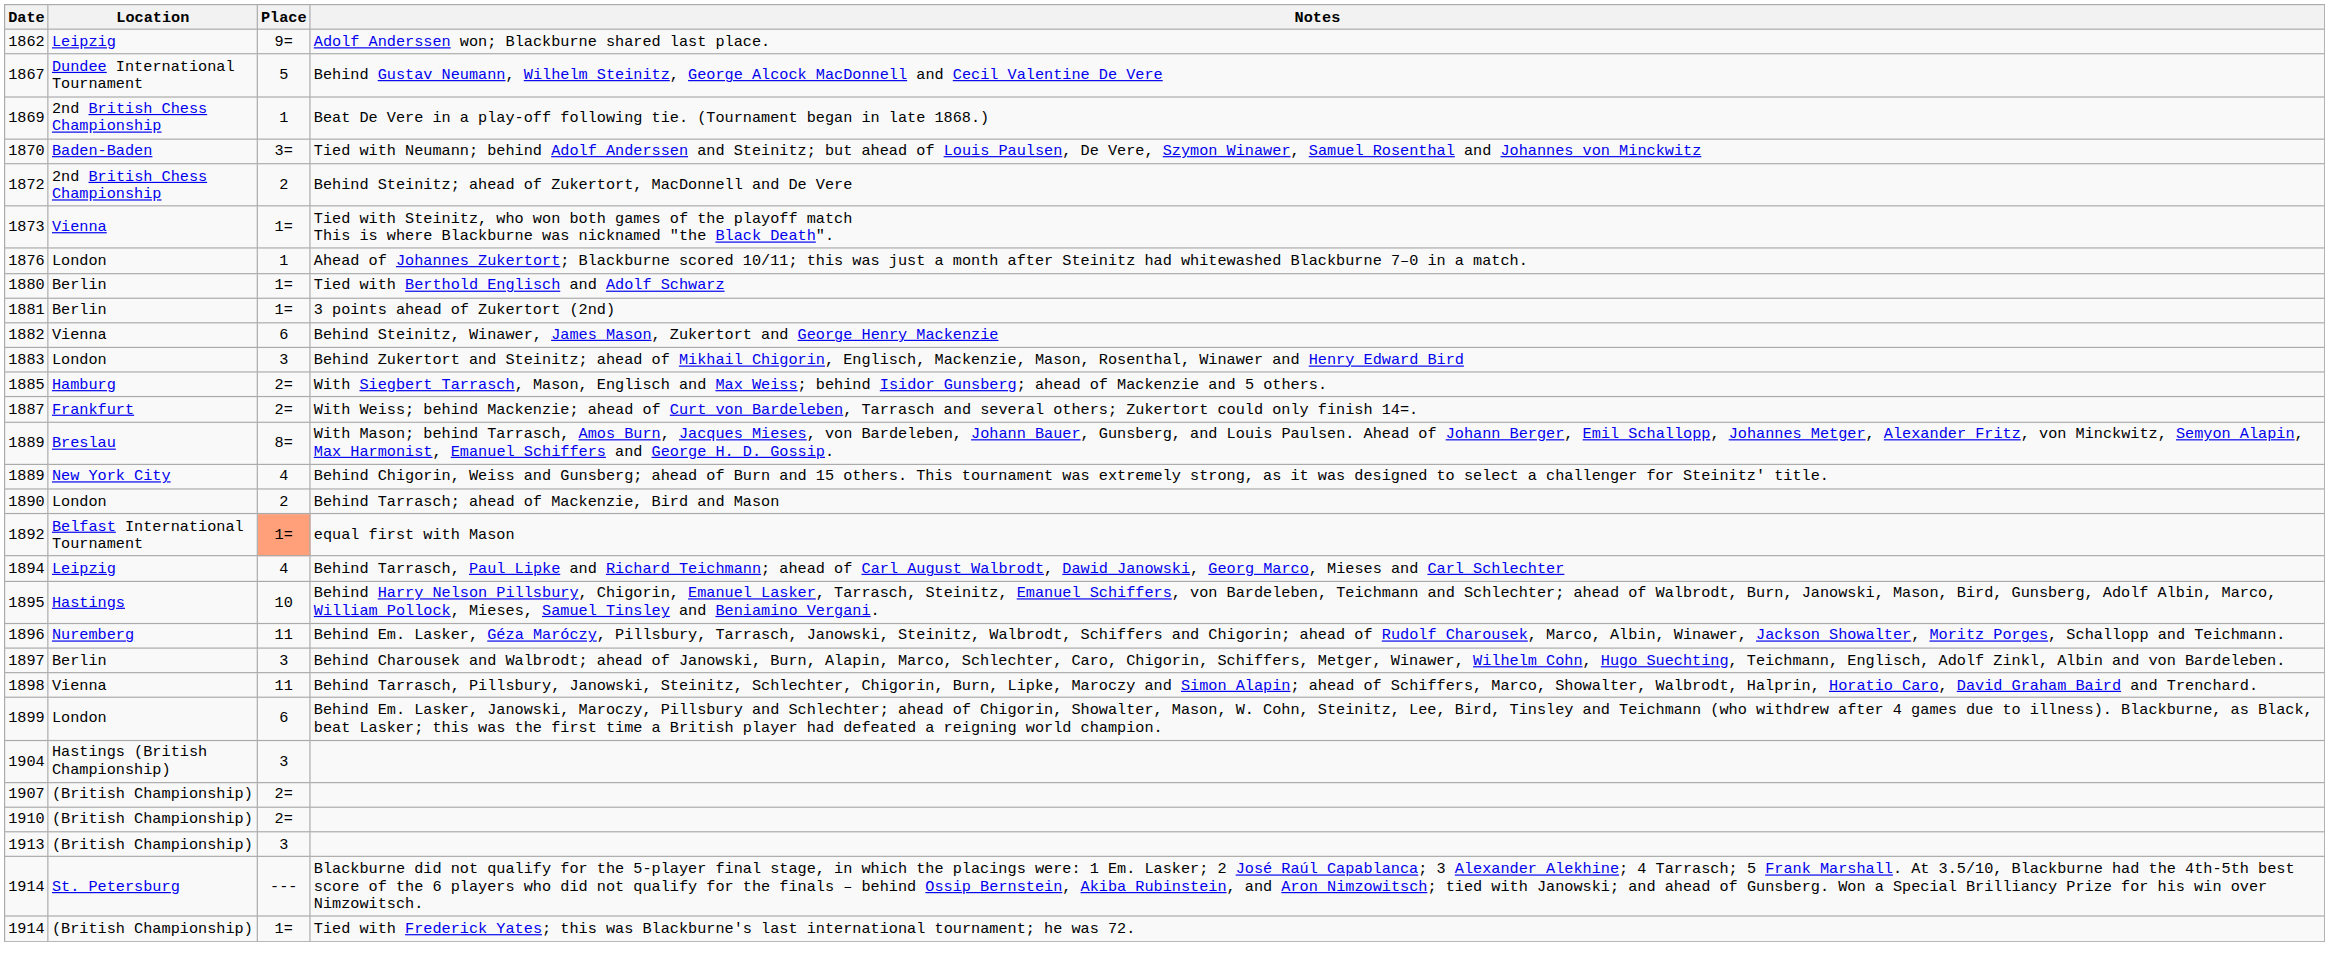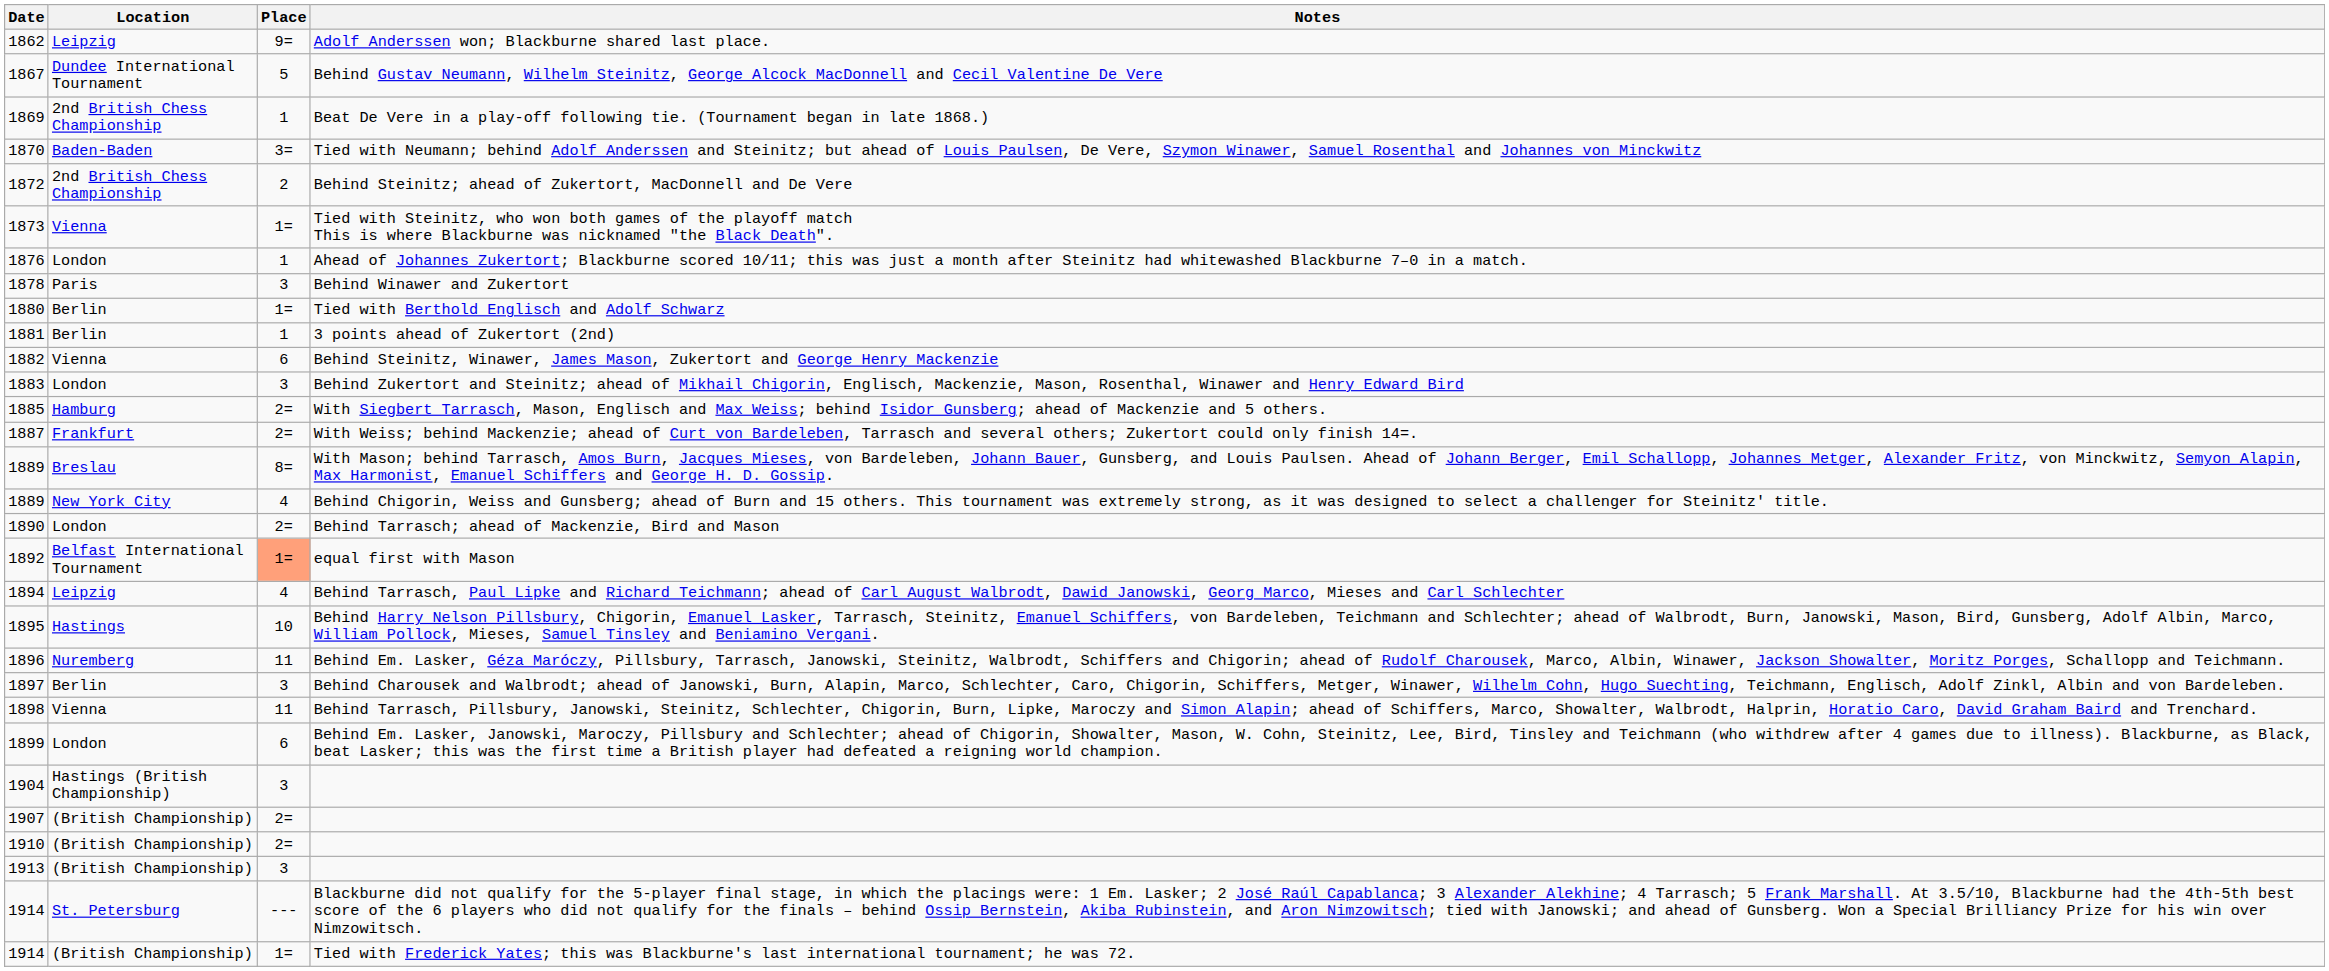+ row: (26, 285)
(284, 310) 1= -> (284, 335) 1
(284, 501) 2 -> (284, 526) 2=
